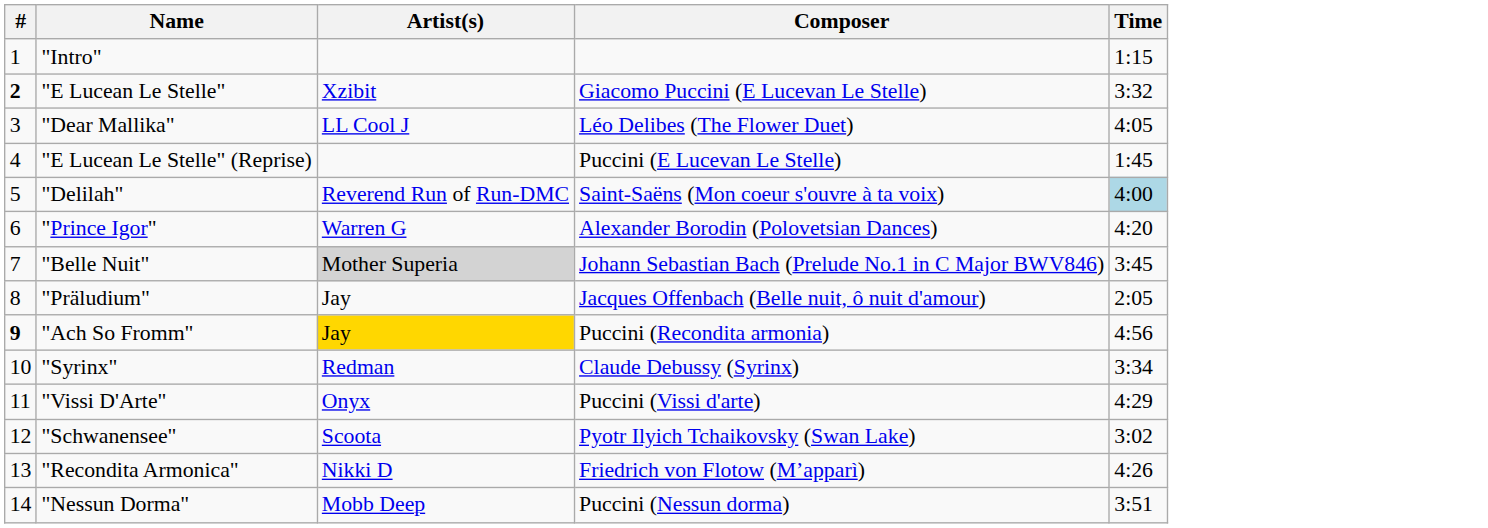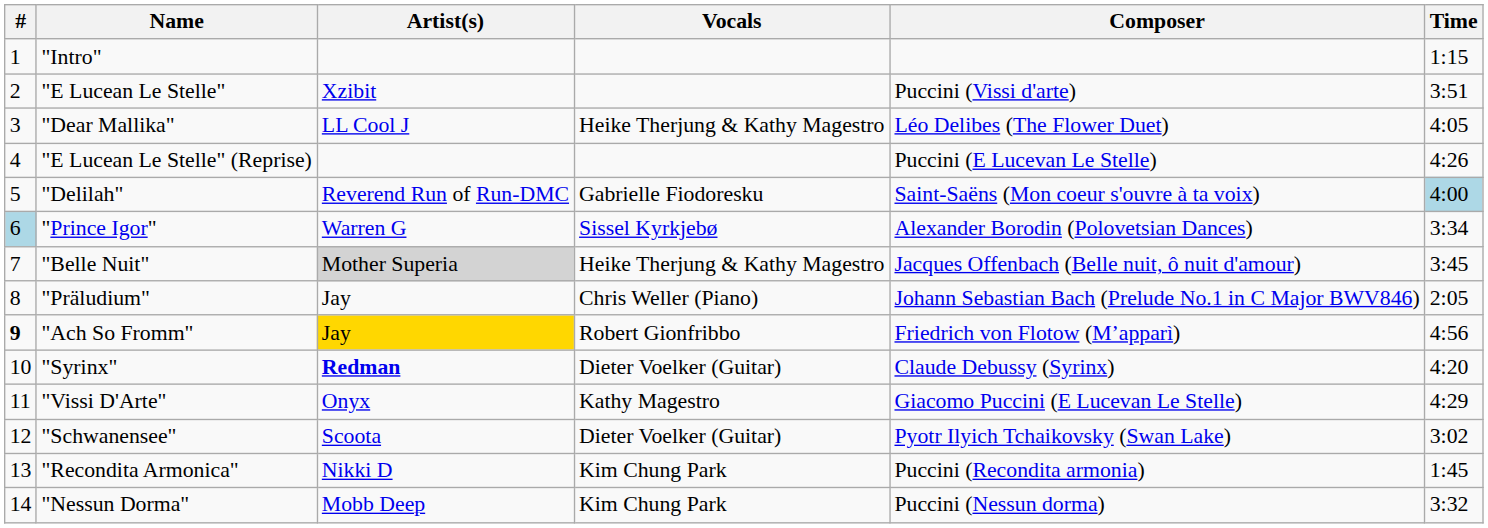+ column: (732, 21)
(15, 90) bold -> (15, 90) normal
(753, 90) Giacomo Puccini (E Lucevan Le Stelle) -> (985, 90) Puccini (Vissi d'arte)
(1134, 90) 3:32 -> (1449, 90) 3:51
(1134, 159) 1:45 -> (1449, 159) 4:26
(15, 228) no background -> (15, 228) lightblue background
(1134, 228) 4:20 -> (1449, 228) 3:34
(842, 263) Johann Sebastian Bach (Prelude No.1 in C Major BWV846) -> (1098, 263) Jacques Offenbach (Belle nuit, ô nuit d'amour)
(782, 297) Jacques Offenbach (Belle nuit, ô nuit d'amour) -> (1157, 297) Johann Sebastian Bach (Prelude No.1 in C Major BWV846)
(704, 332) Puccini (Recondita armonia) -> (1037, 332) Friedrich von Flotow (M’apparì)
(358, 366) normal -> (361, 366) bold
(1134, 366) 3:34 -> (1449, 366) 4:20
(670, 401) Puccini (Vissi d'arte) -> (1068, 401) Giacomo Puccini (E Lucevan Le Stelle)
(722, 470) Friedrich von Flotow (M’apparì) -> (1020, 470) Puccini (Recondita armonia)
(1134, 470) 4:26 -> (1449, 470) 1:45
(1134, 504) 3:51 -> (1449, 504) 3:32
